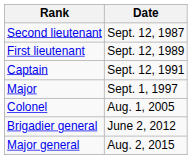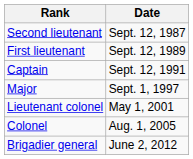+ row: (55, 107)
- row: (43, 145)
